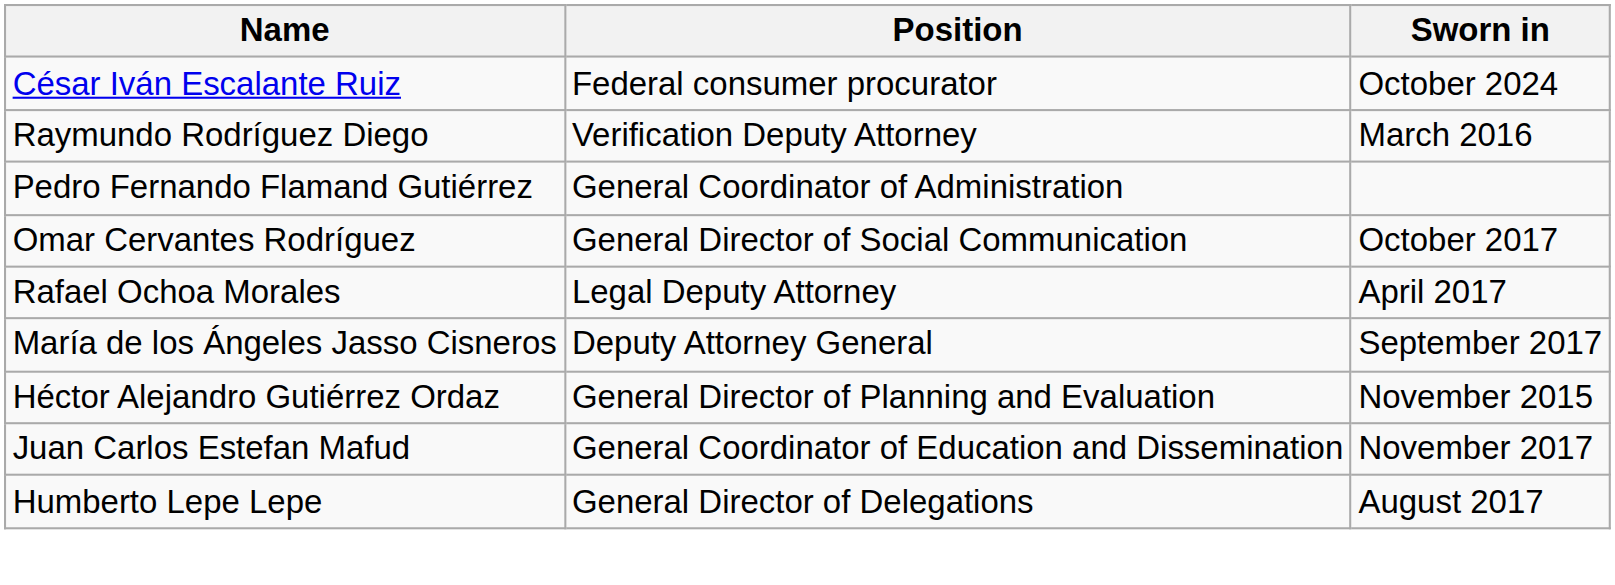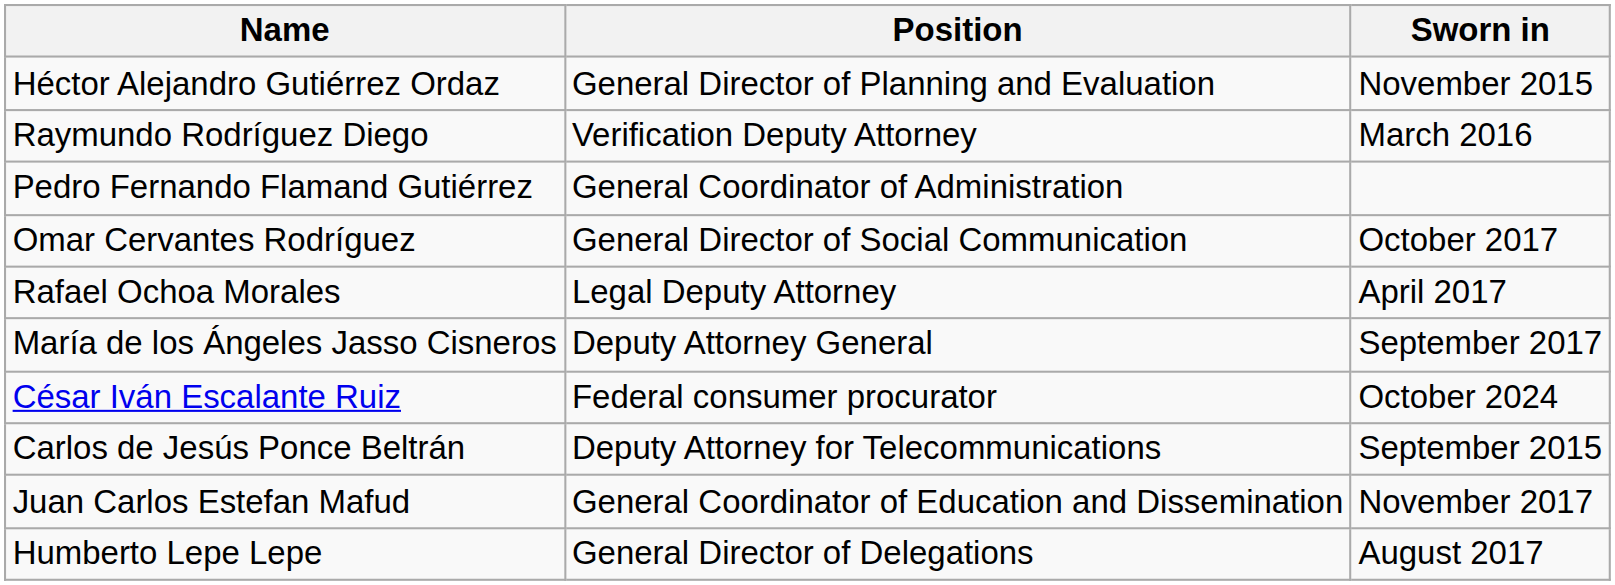rows swapped: (207, 82) <-> (256, 396)
+ row: (239, 448)
